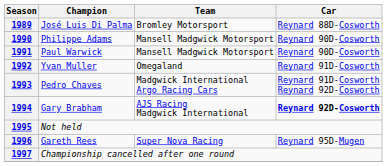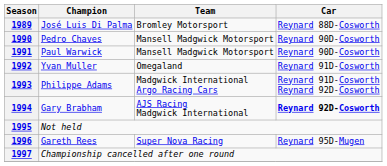(77, 39) Philippe Adams -> (71, 39) Pedro Chaves
(71, 85) Pedro Chaves -> (77, 85) Philippe Adams
